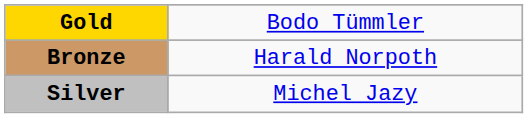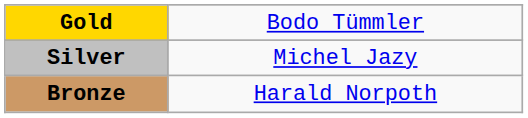rows swapped: (86, 94) <-> (86, 58)
